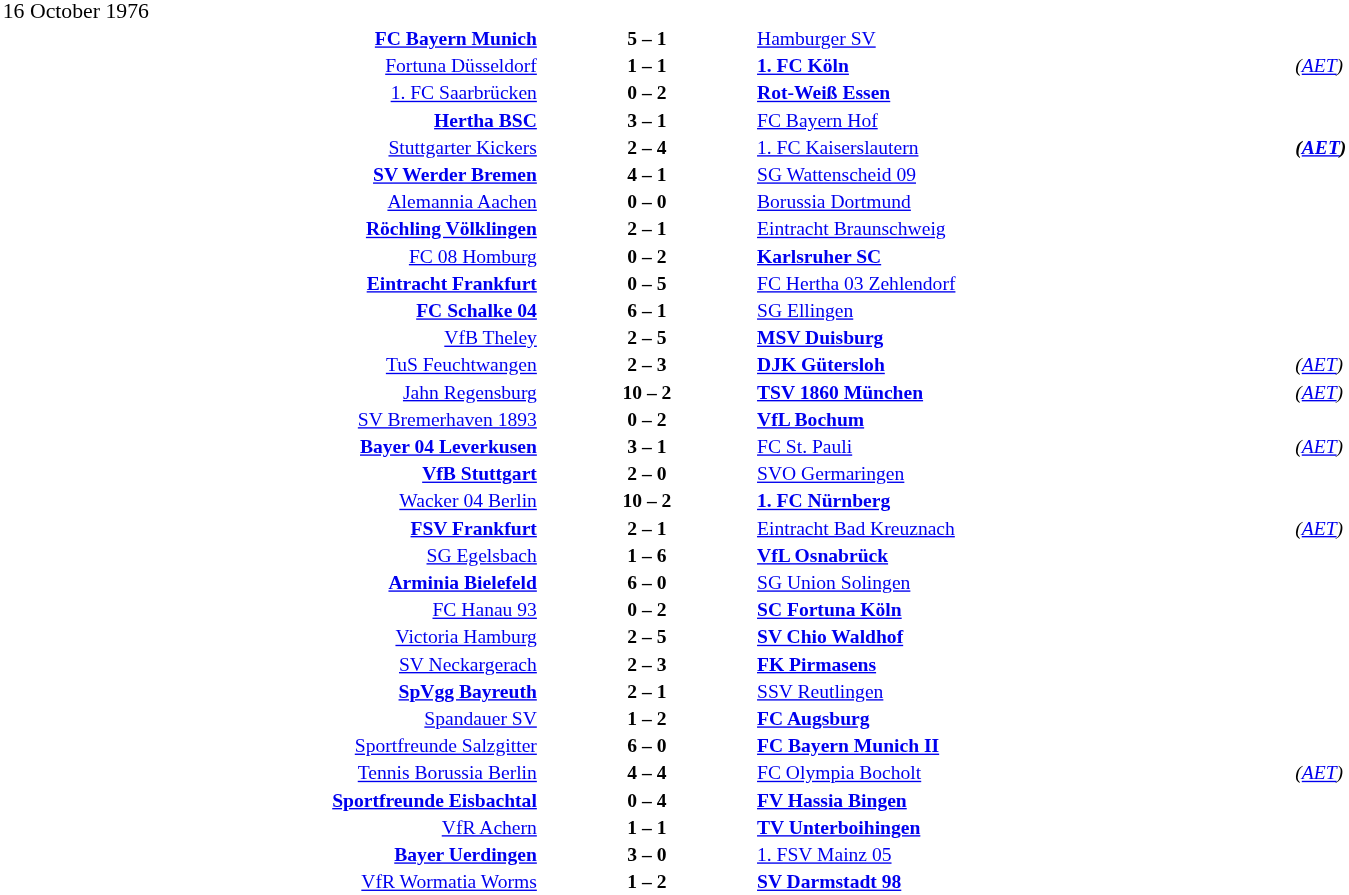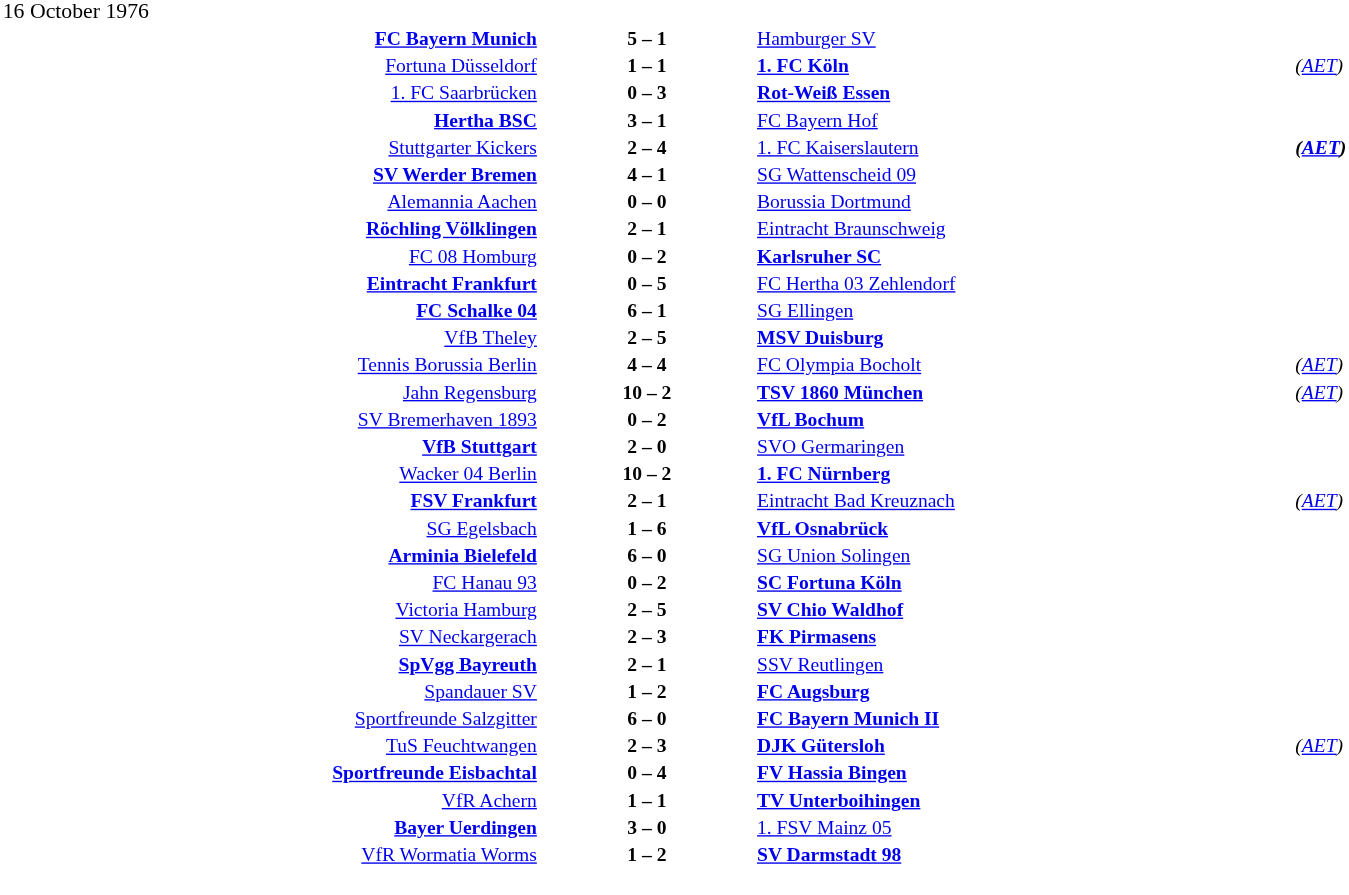(647, 93) 0 – 2 -> (647, 93) 0 – 3
rows swapped: (447, 773) <-> (461, 365)
- row: (448, 446)
